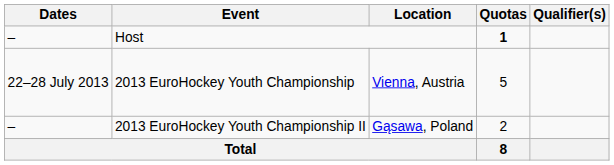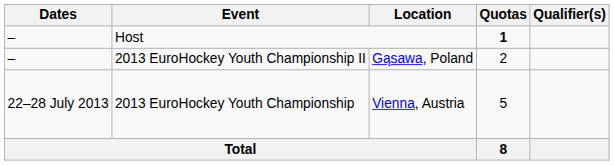rows swapped: (235, 82) <-> (240, 127)
